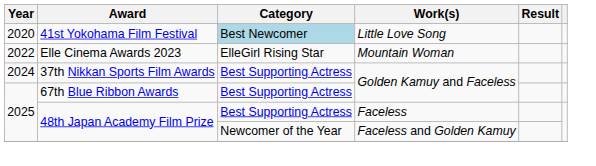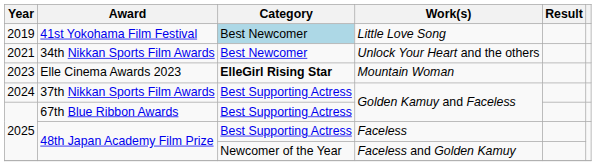(21, 33) 2020 -> (21, 33) 2019
+ row: (128, 53)
(21, 53) 2022 -> (21, 72) 2023
(272, 53) normal -> (276, 72) bold
